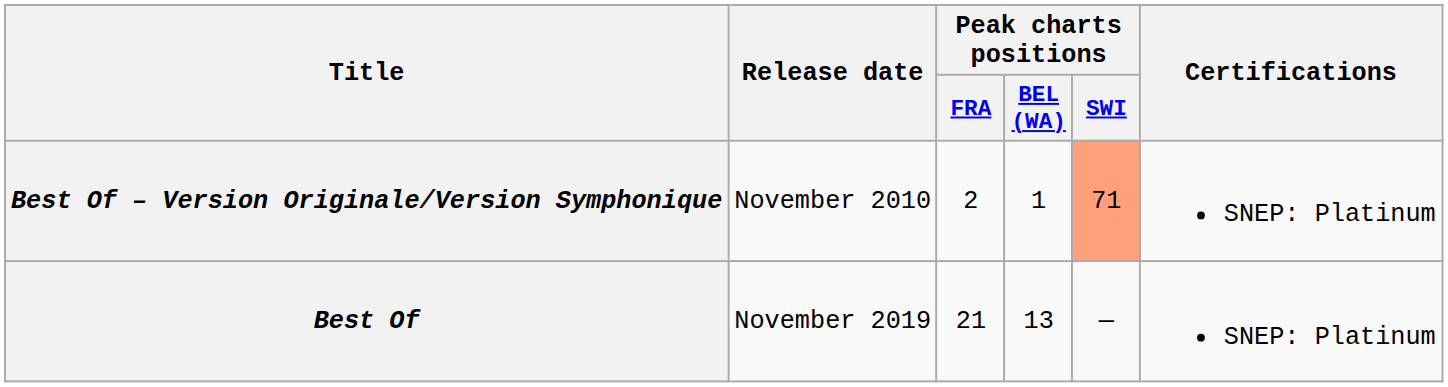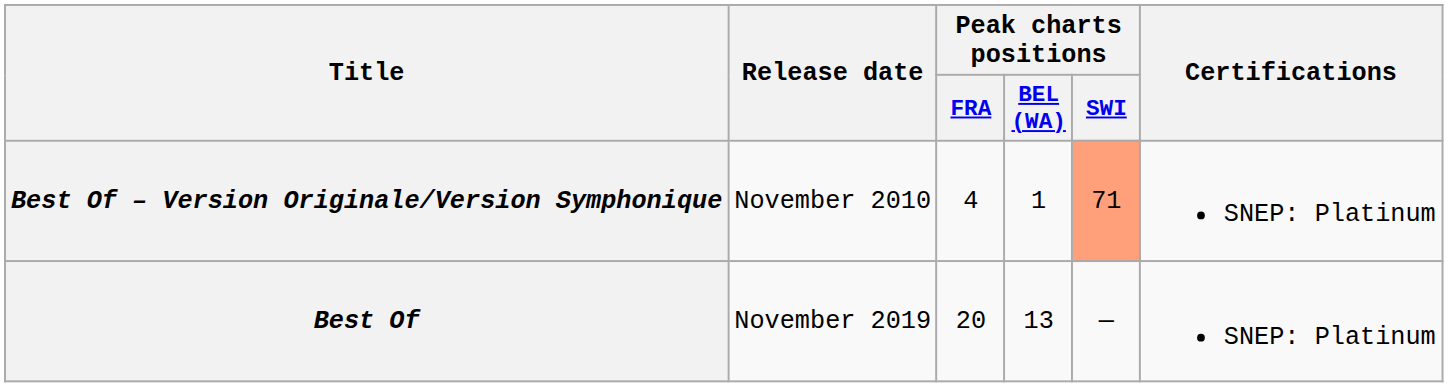(971, 201) 2 -> (971, 201) 4
(971, 321) 21 -> (971, 321) 20
